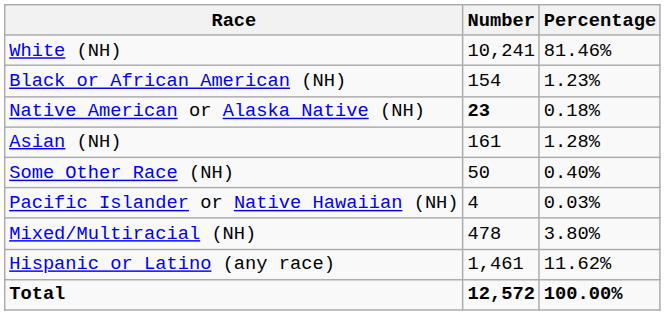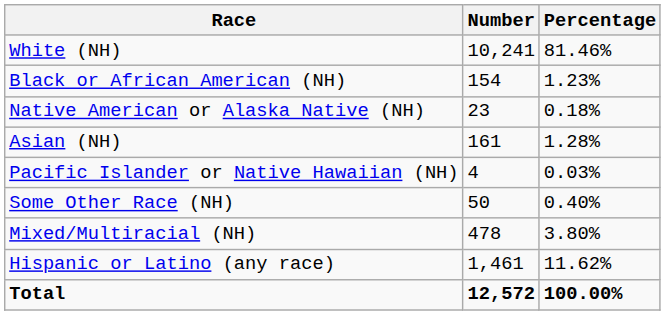(479, 112) bold -> (479, 112) normal
rows swapped: (234, 203) <-> (122, 173)
